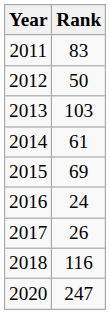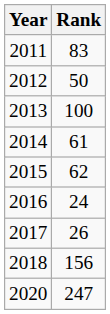(79, 111) 103 -> (79, 111) 100
(79, 171) 69 -> (79, 171) 62
(79, 263) 116 -> (79, 263) 156
